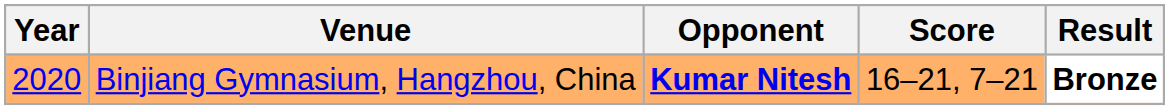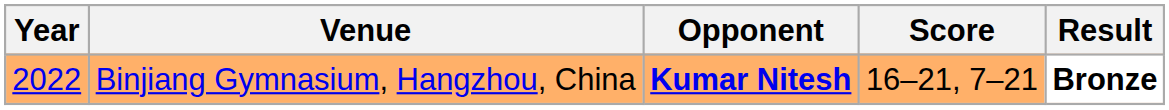(47, 79) 2020 -> (47, 79) 2022
